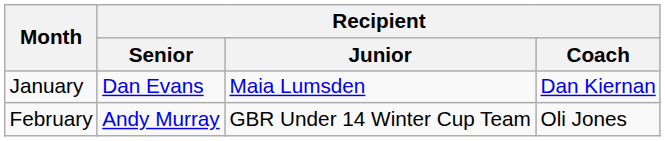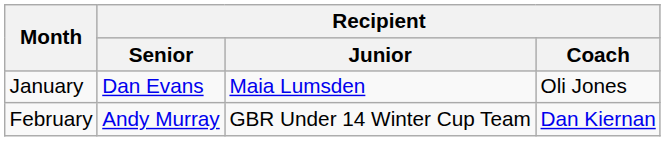(598, 87) Dan Kiernan -> (584, 87) Oli Jones
(584, 120) Oli Jones -> (598, 120) Dan Kiernan
